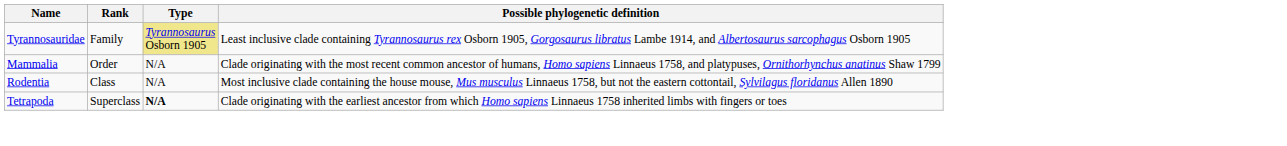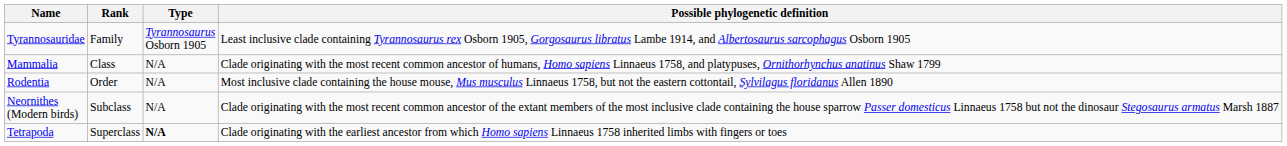(180, 38) khaki background -> (180, 38) no background
(104, 63) Order -> (103, 63) Class
(103, 82) Class -> (104, 82) Order
+ row: (43, 107)
